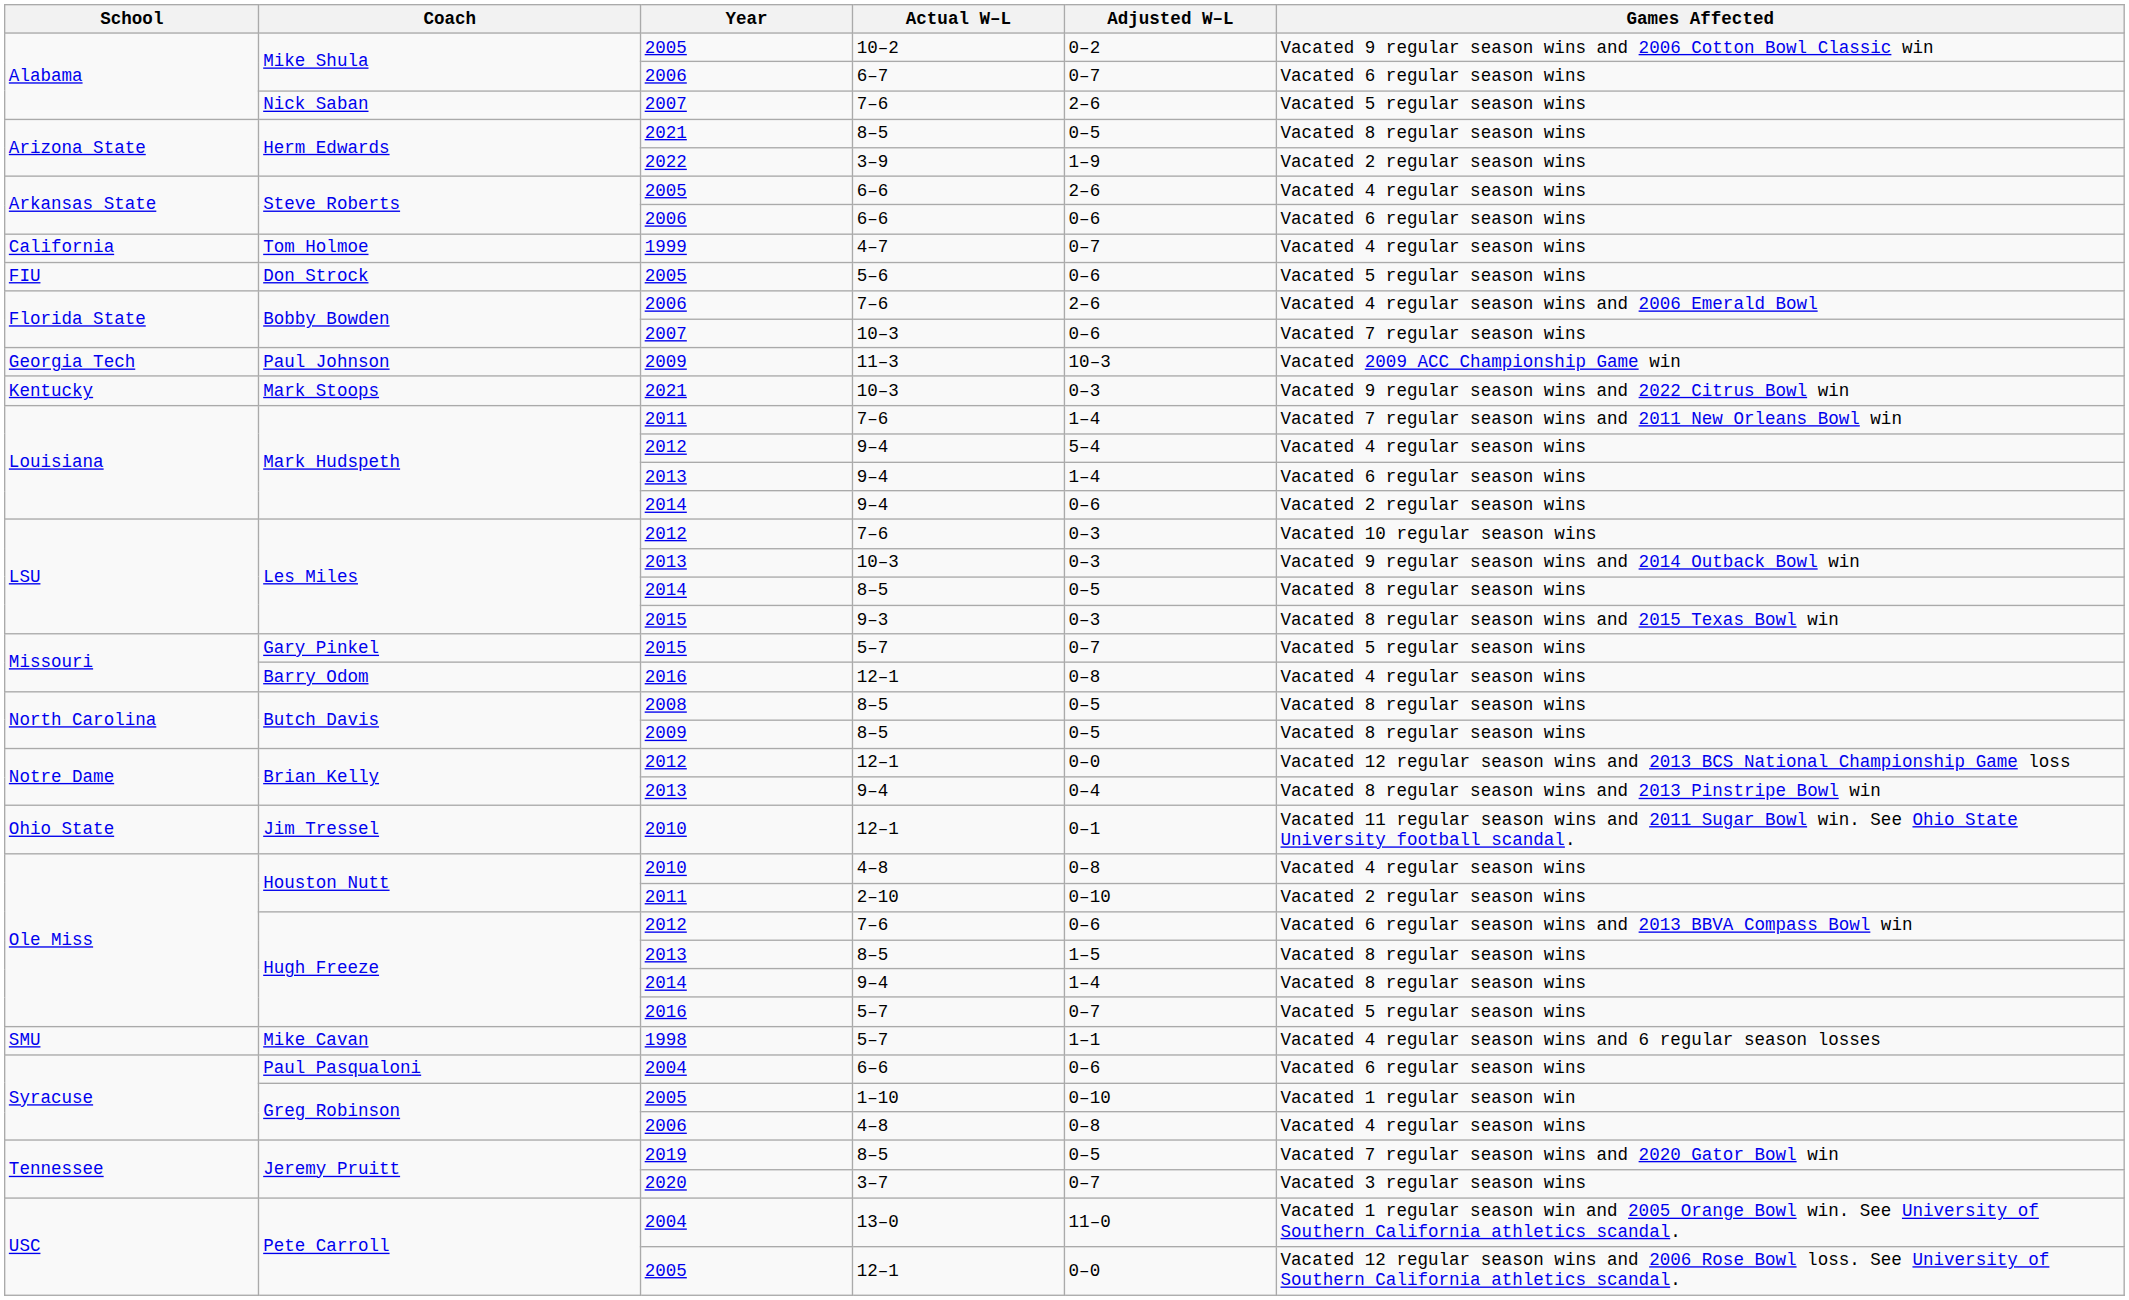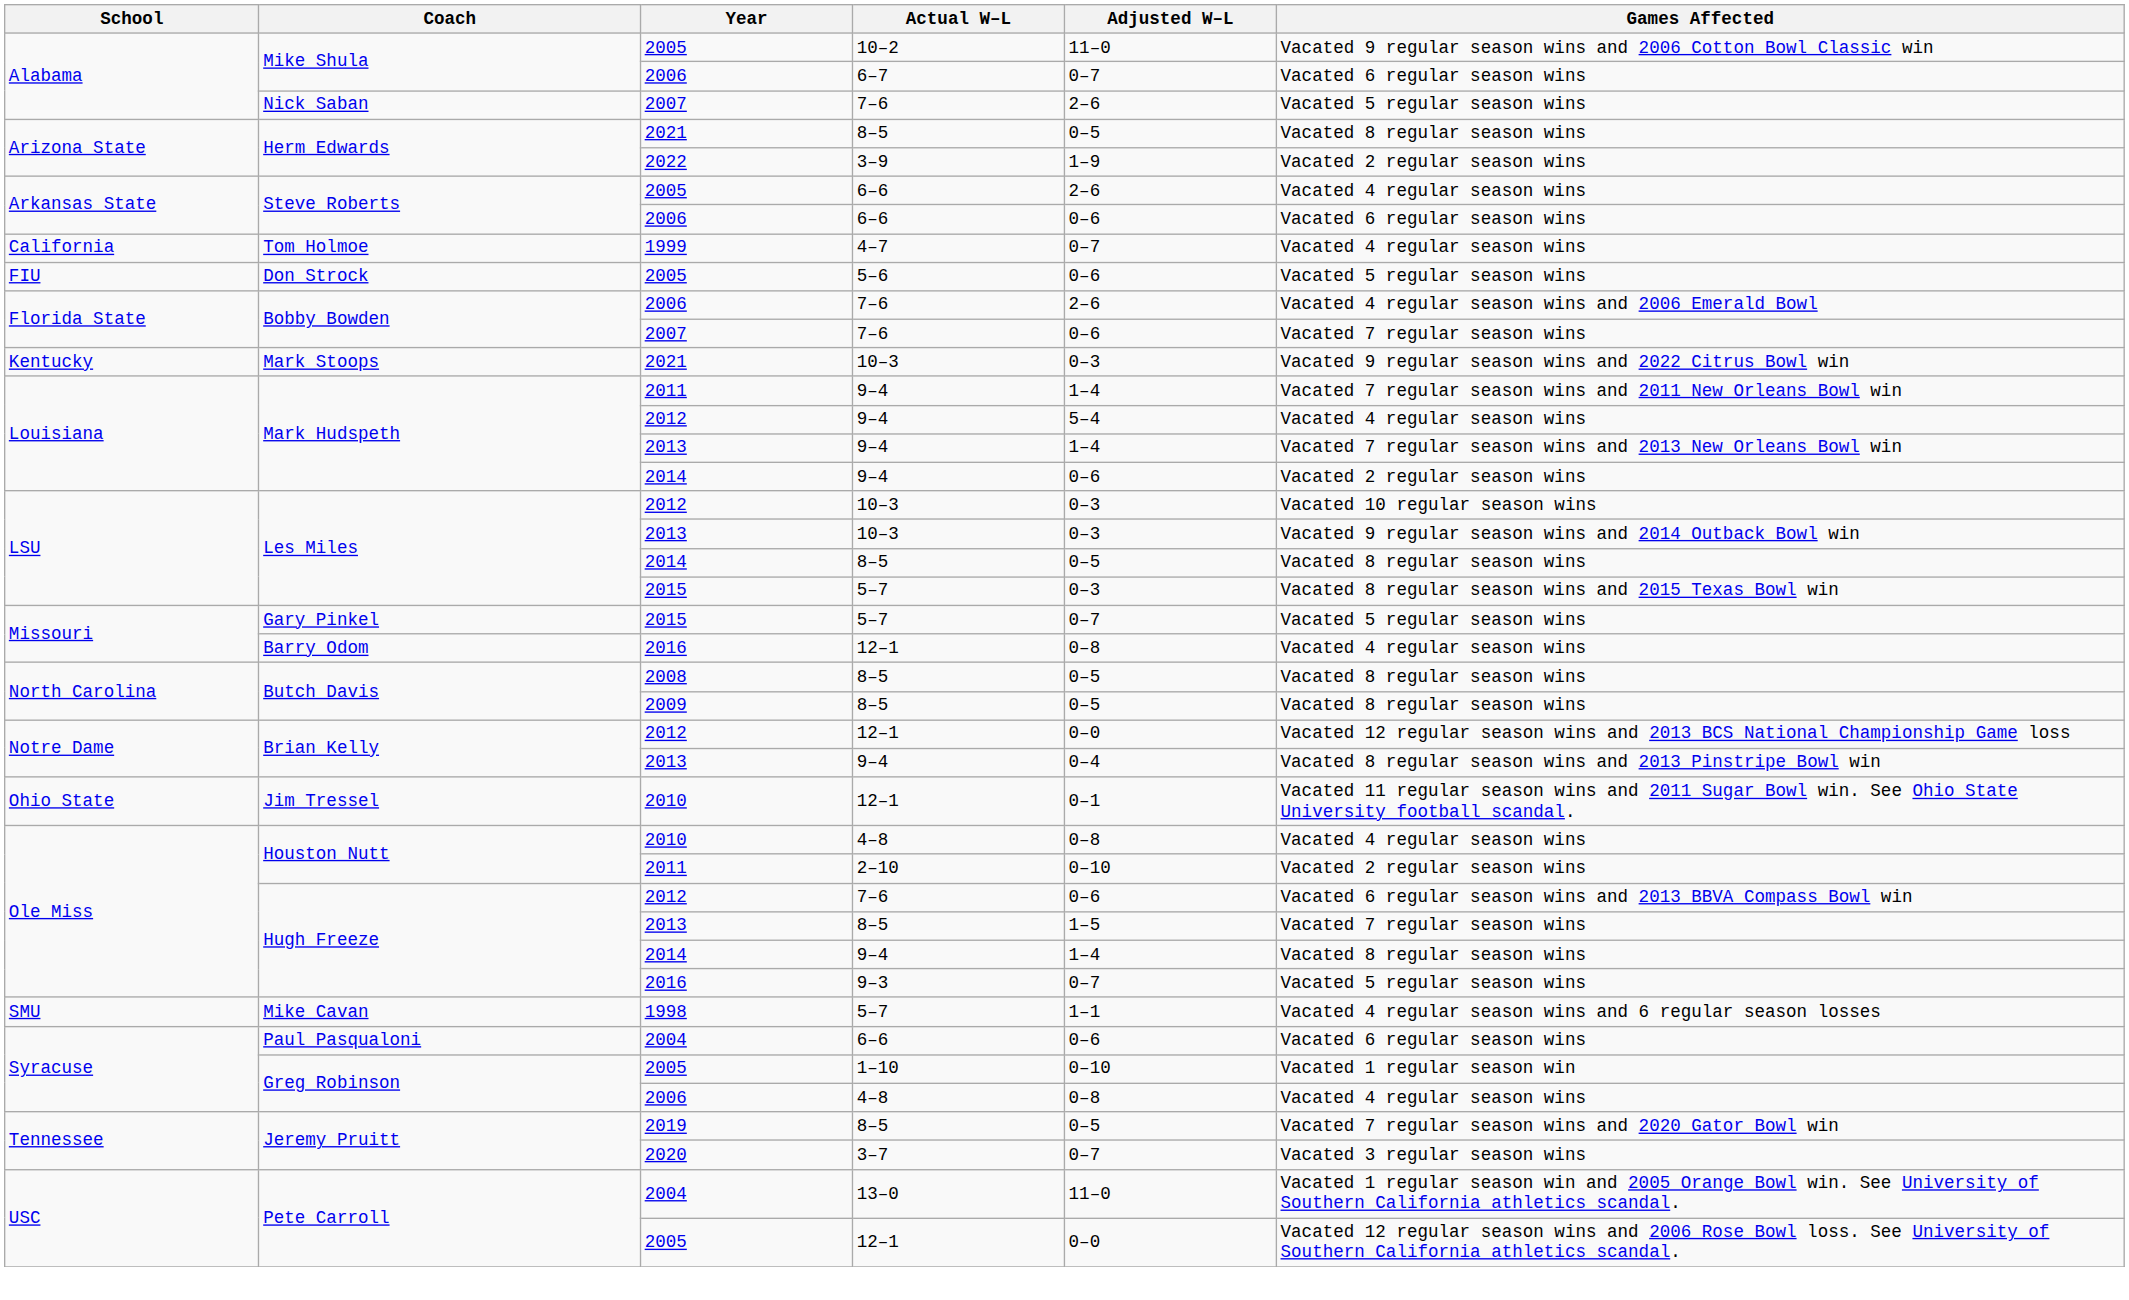(1084, 48) 0–2 -> (1090, 48) 11–0
(878, 334) 10–3 -> (872, 334) 7–6
- row: (326, 362)
(872, 419) 7–6 -> (872, 391) 9–4
(1433, 477) Vacated 6 regular season wins -> (1591, 448) Vacated 7 regular season wins and 2013 New Orleans Bowl win
(872, 534) 7–6 -> (878, 505) 10–3
(872, 620) 9–3 -> (872, 591) 5–7
(1433, 955) Vacated 8 regular season wins -> (1433, 926) Vacated 7 regular season wins
(872, 1012) 5–7 -> (872, 983) 9–3
